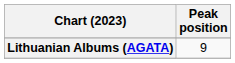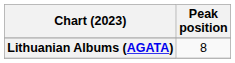(203, 48) 9 -> (203, 48) 8
